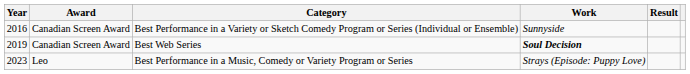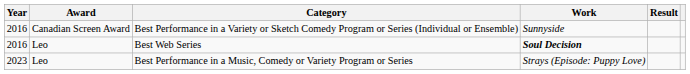(17, 45) 2019 -> (17, 45) 2016
(81, 45) Canadian Screen Award -> (40, 45) Leo
